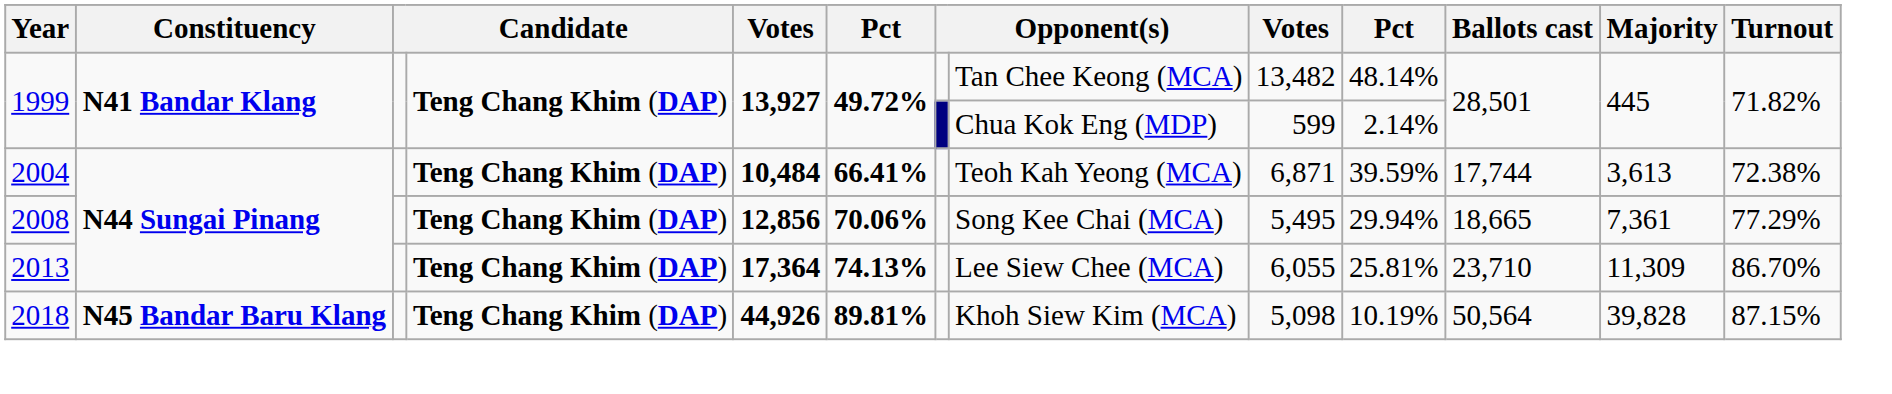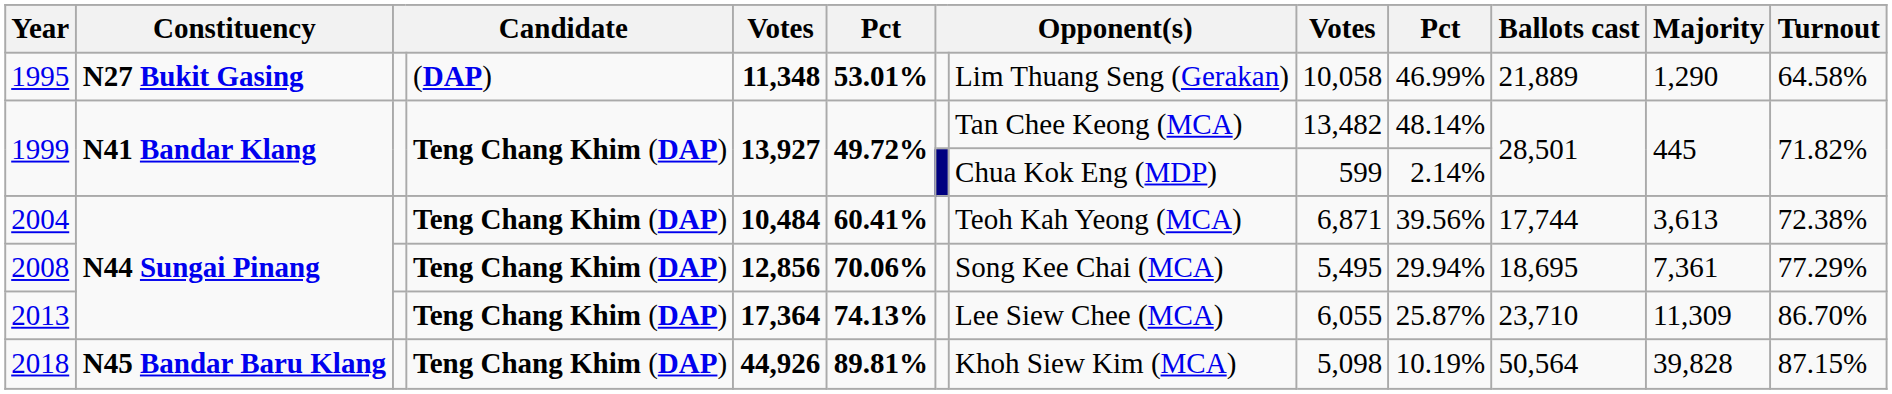+ row: (40, 76)
(881, 172) 66.41% -> (881, 219) 60.41%
(1394, 172) 39.59% -> (1440, 219) 39.56%
(1492, 219) 18,665 -> (1538, 267) 18,695
(1394, 267) 25.81% -> (1440, 315) 25.87%
